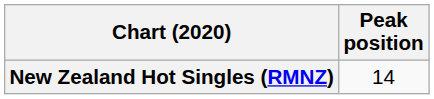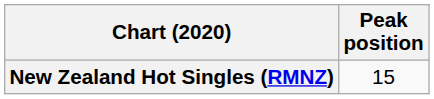(384, 76) 14 -> (384, 76) 15
